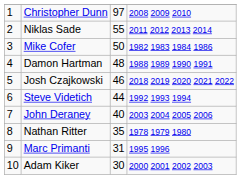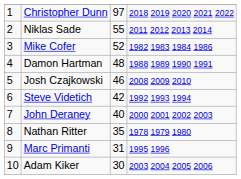(160, 13) 2008 2009 2010 -> (182, 13) 2018 2019 2020 2021 2022
(119, 47) 50 -> (119, 47) 52
(182, 81) 2018 2019 2020 2021 2022 -> (160, 81) 2008 2009 2010
(119, 98) 44 -> (119, 98) 42
(171, 115) 2003 2004 2005 2006 -> (171, 115) 2000 2001 2002 2003
(171, 166) 2000 2001 2002 2003 -> (171, 166) 2003 2004 2005 2006
